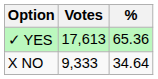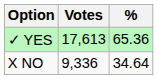(80, 63) 9,333 -> (80, 63) 9,336
